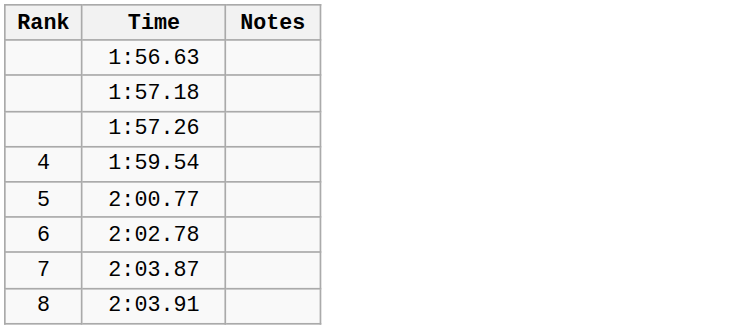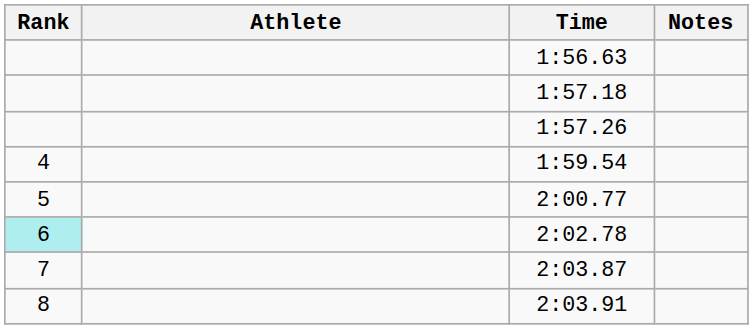+ column: (296, 23)
(43, 235) no background -> (43, 235) paleturquoise background
